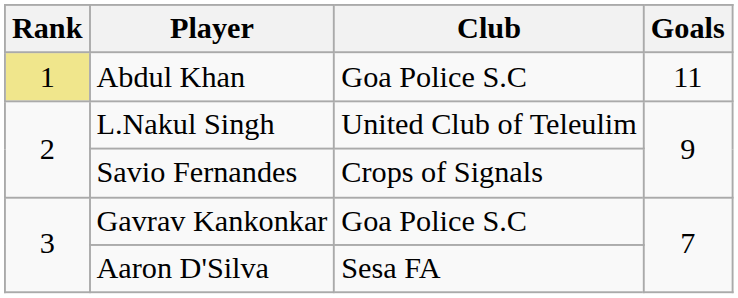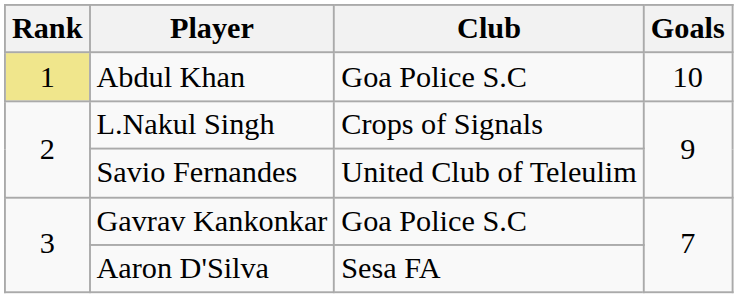(688, 76) 11 -> (688, 76) 10
(489, 124) United Club of Teleulim -> (442, 124) Crops of Signals
(442, 172) Crops of Signals -> (489, 172) United Club of Teleulim
